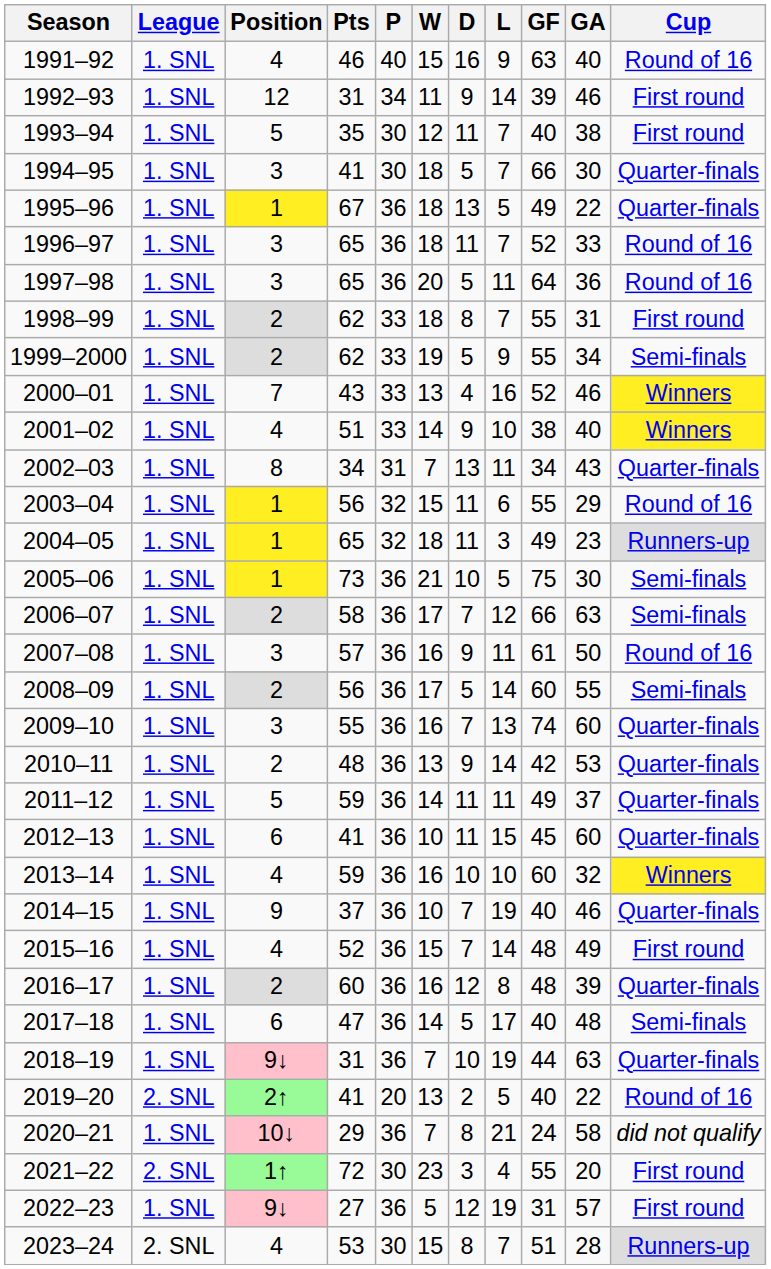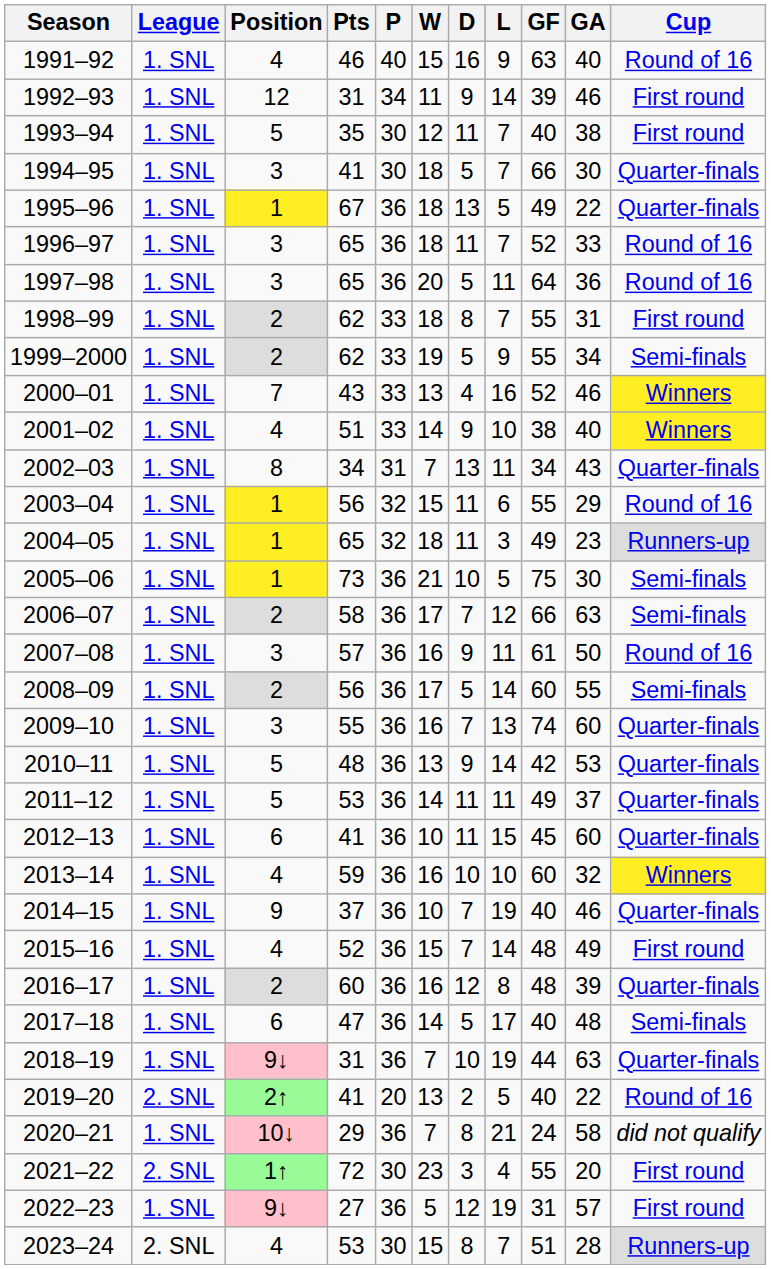(276, 763) 2 -> (276, 763) 5
(351, 801) 59 -> (351, 801) 53
